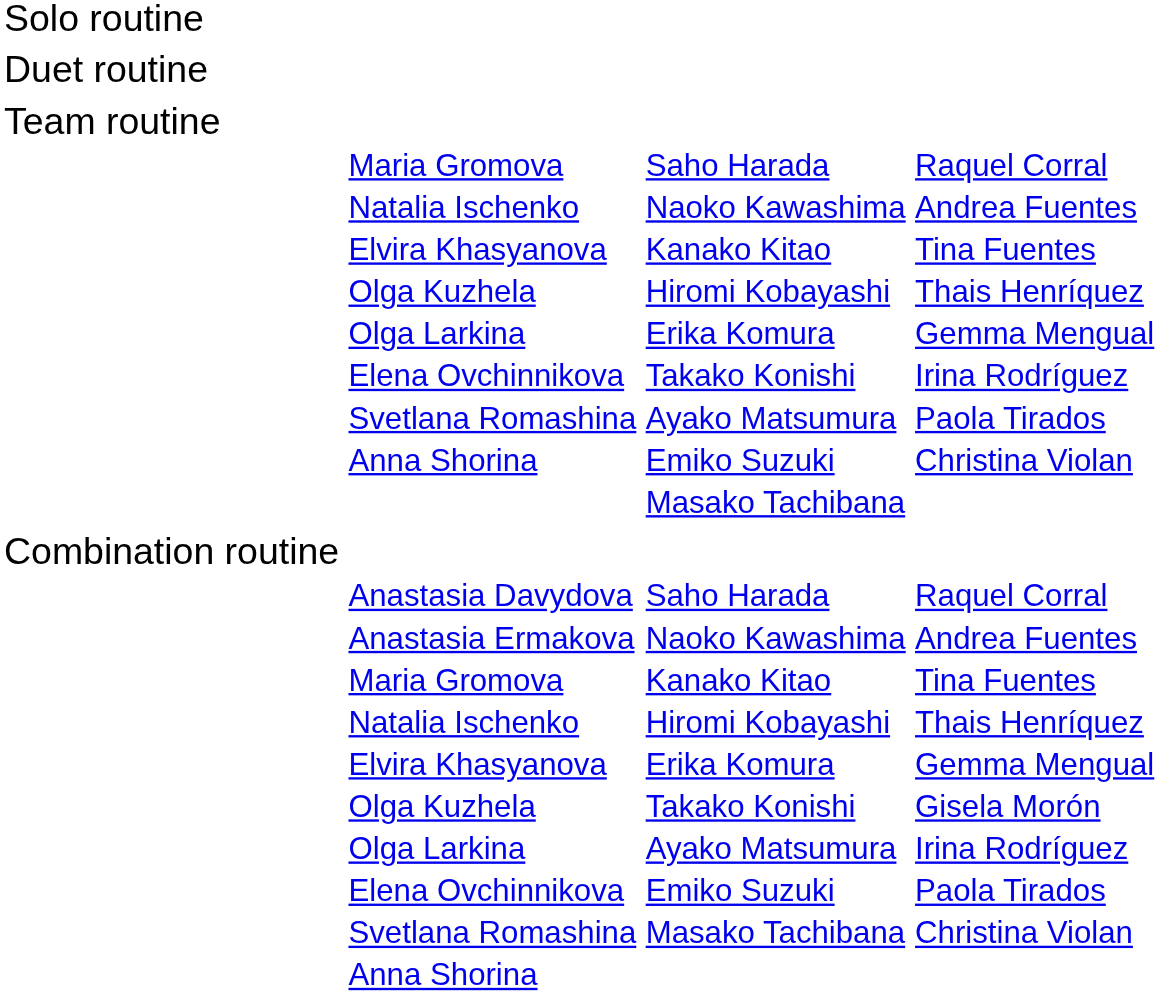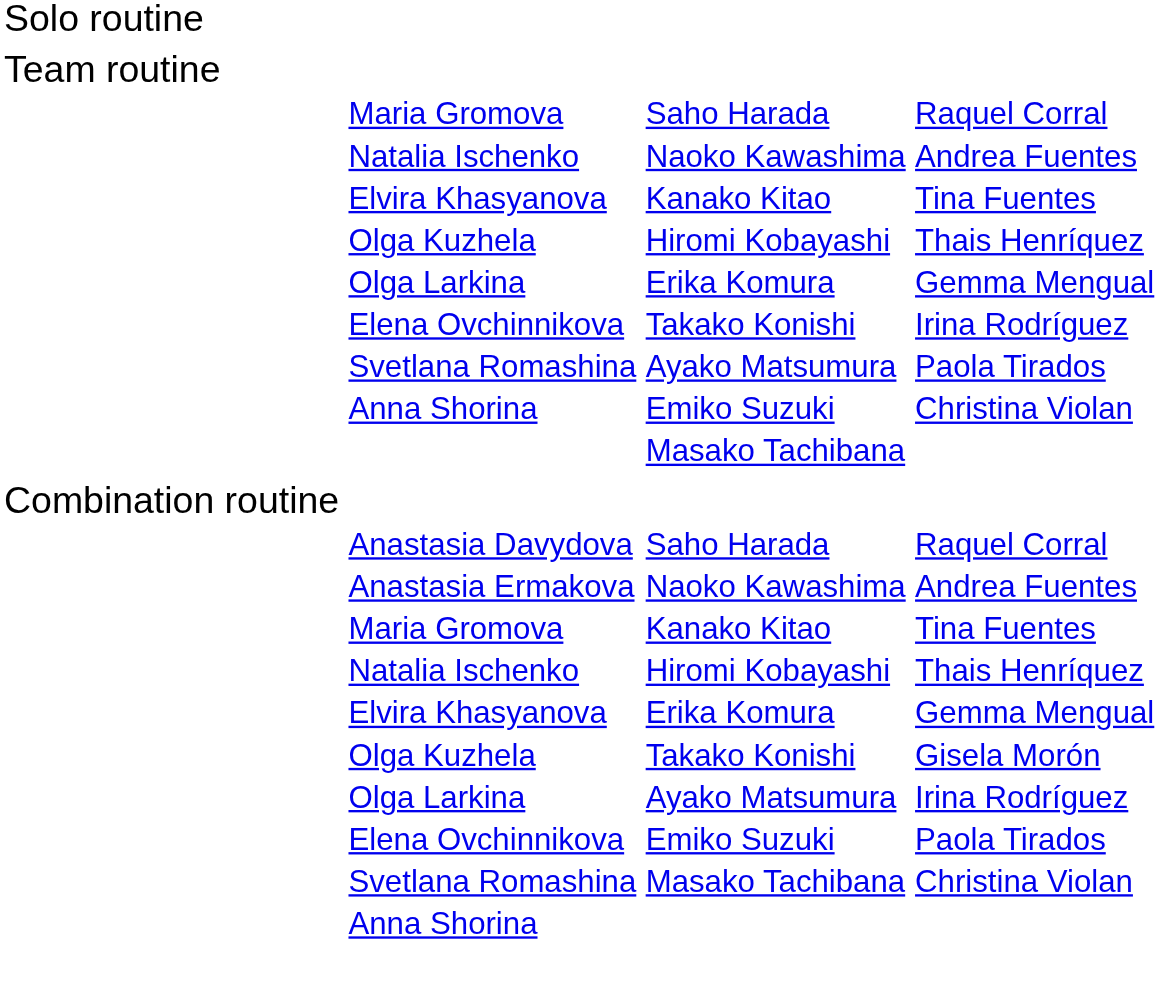- row: (106, 69)
